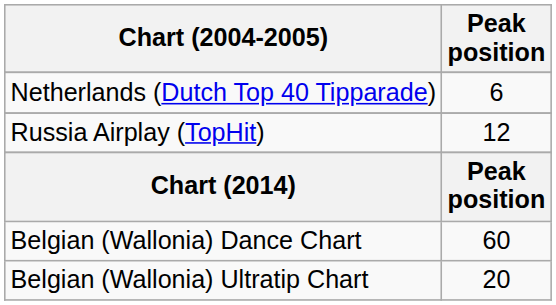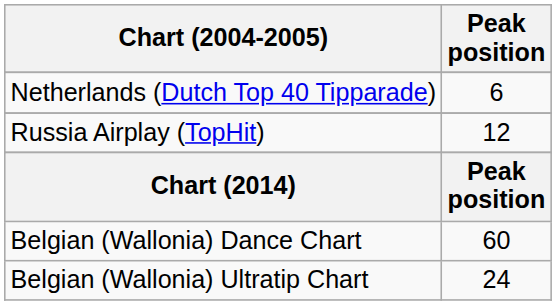(496, 280) 20 -> (496, 280) 24
